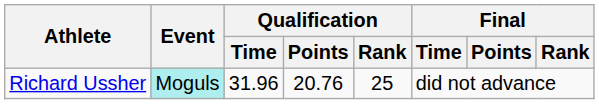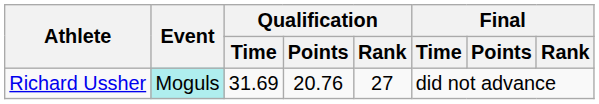(254, 84) 31.96 -> (254, 84) 31.69
(382, 84) 25 -> (382, 84) 27
